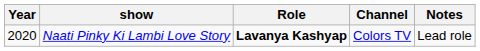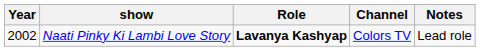(22, 35) 2020 -> (22, 35) 2002
